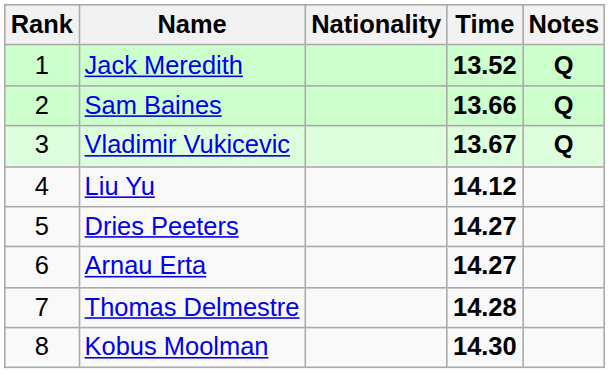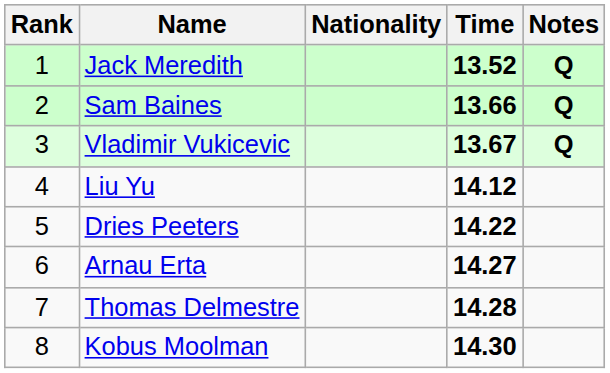(485, 226) 14.27 -> (485, 226) 14.22
